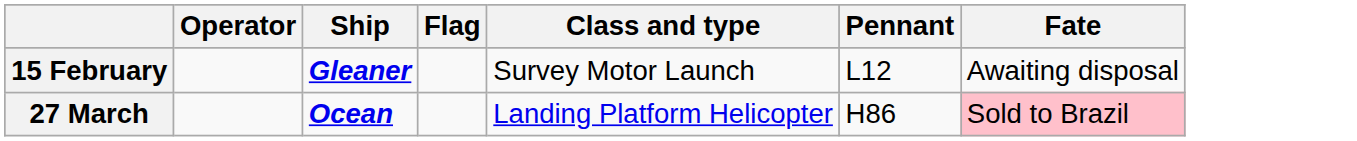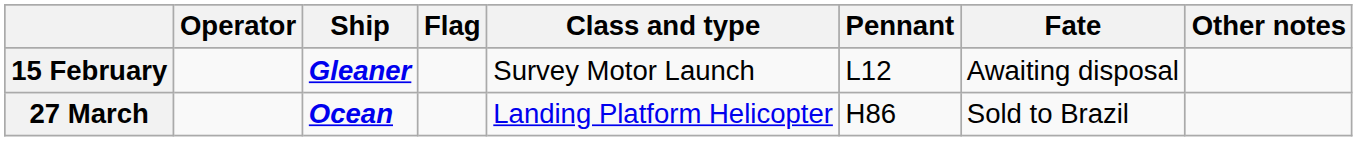+ column: (1269, 26)
(1048, 113) pink background -> (1048, 113) no background
